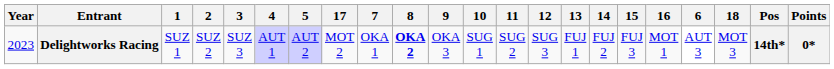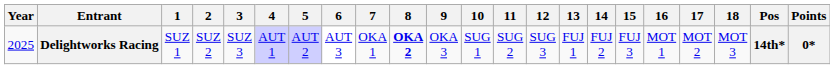columns swapped: (698, 14) <-> (340, 14)
(21, 44) 2023 -> (21, 44) 2025
